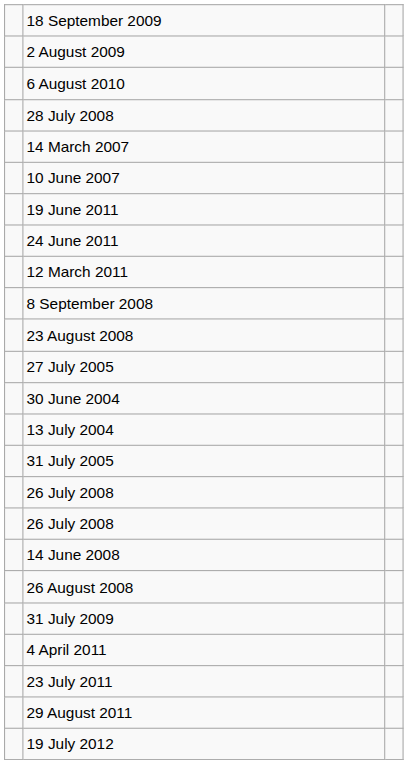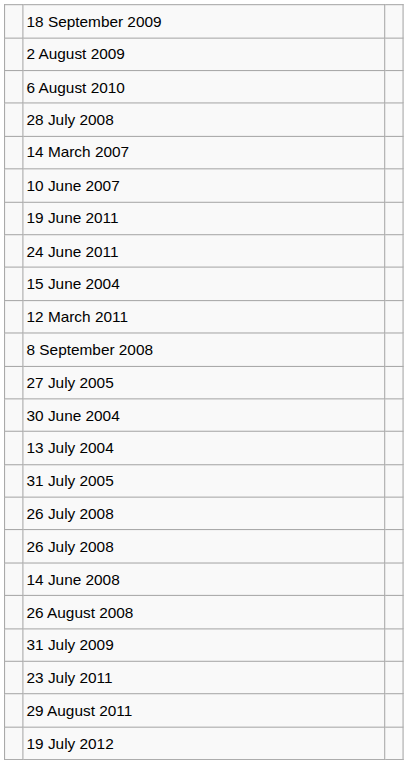+ row: (14, 284)
- row: (14, 335)
- row: (14, 650)
